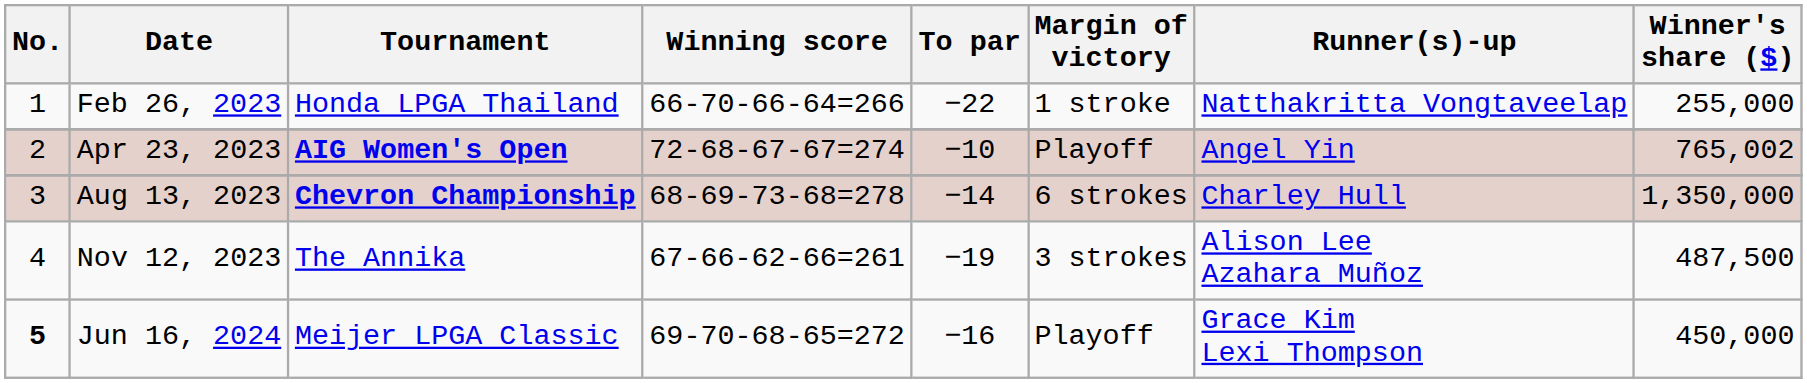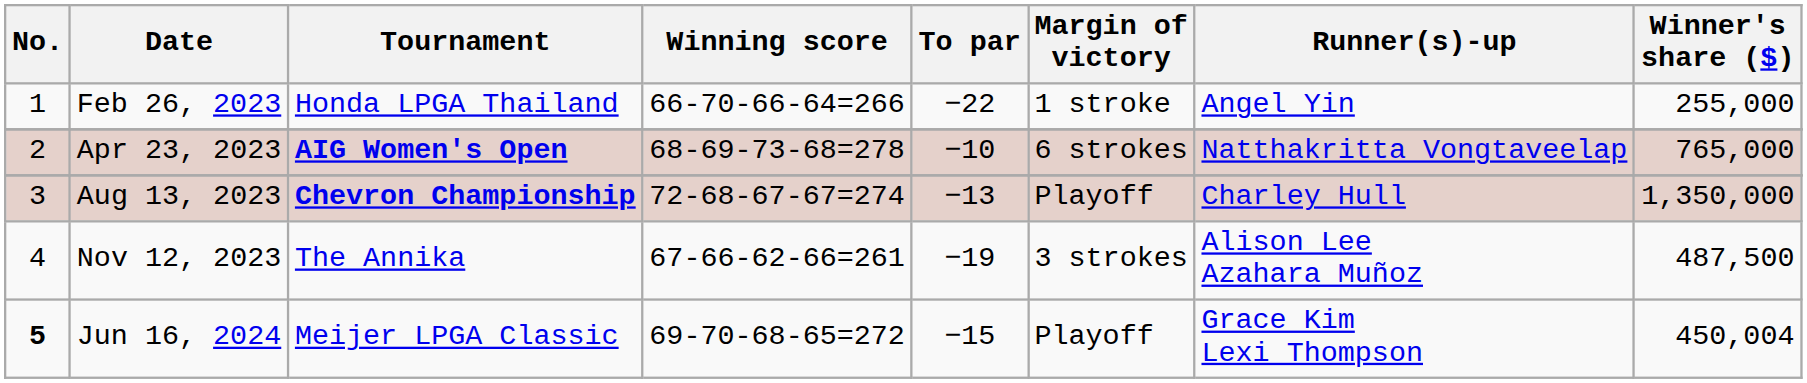(1414, 106) Natthakritta Vongtaveelap -> (1278, 106) Angel Yin
(777, 152) 72-68-67-67=274 -> (777, 152) 68-69-73-68=278
(1094, 152) Playoff -> (1111, 152) 6 strokes
(1278, 152) Angel Yin -> (1414, 152) Natthakritta Vongtaveelap
(1735, 152) 765,002 -> (1735, 152) 765,000
(777, 198) 68-69-73-68=278 -> (777, 198) 72-68-67-67=274
(970, 198) −14 -> (970, 198) −13
(1111, 198) 6 strokes -> (1094, 198) Playoff
(970, 338) −16 -> (970, 338) −15
(1735, 338) 450,000 -> (1735, 338) 450,004
